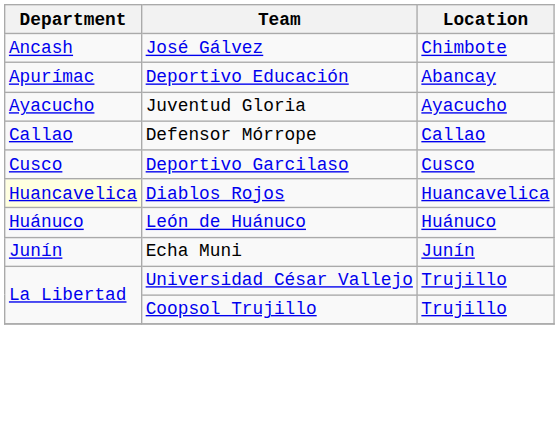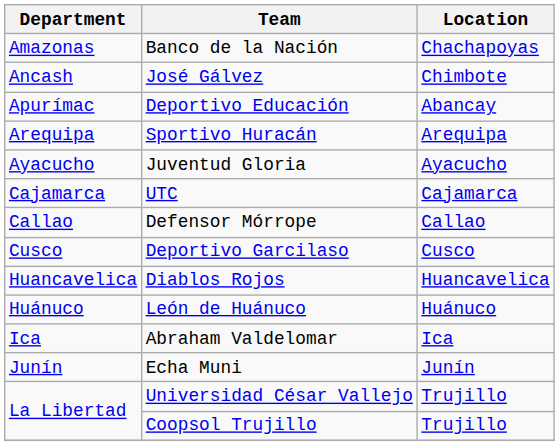+ row: (242, 48)
+ row: (231, 135)
+ row: (162, 193)
(73, 193) lightyellow background -> (73, 280) no background
+ row: (242, 338)
